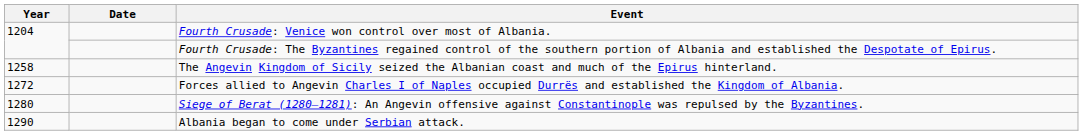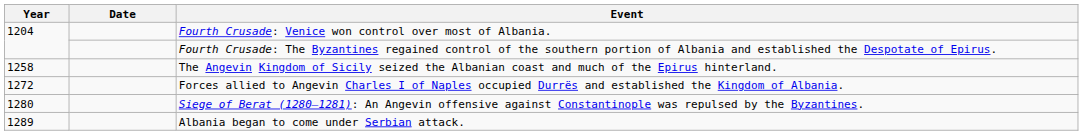(20, 121) 1290 -> (20, 121) 1289
